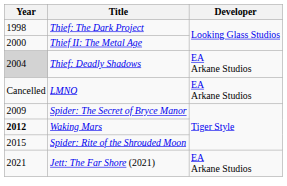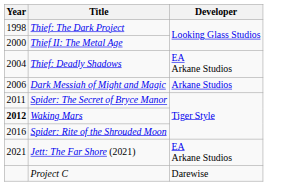(16, 64) lightgrey background -> (16, 64) no background
+ row: (98, 85)
- row: (64, 90)
(16, 111) 2009 -> (16, 100) 2011
(16, 142) 2015 -> (16, 131) 2016
+ row: (49, 173)
